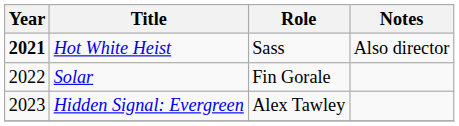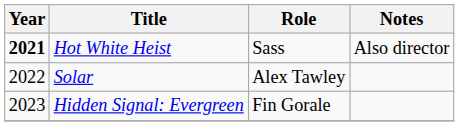(291, 76) Fin Gorale -> (299, 76) Alex Tawley
(299, 105) Alex Tawley -> (291, 105) Fin Gorale
